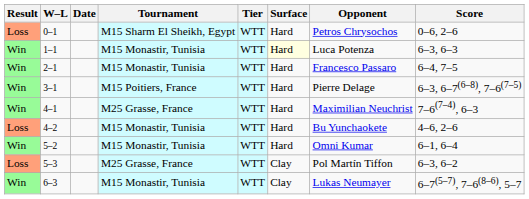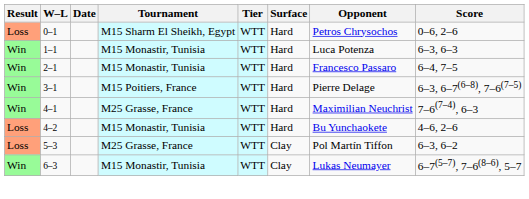(281, 49) lightyellow background -> (281, 49) no background
- row: (50, 146)
